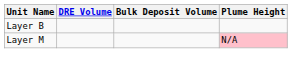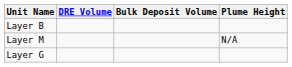(229, 40) pink background -> (229, 40) no background
+ row: (25, 55)
